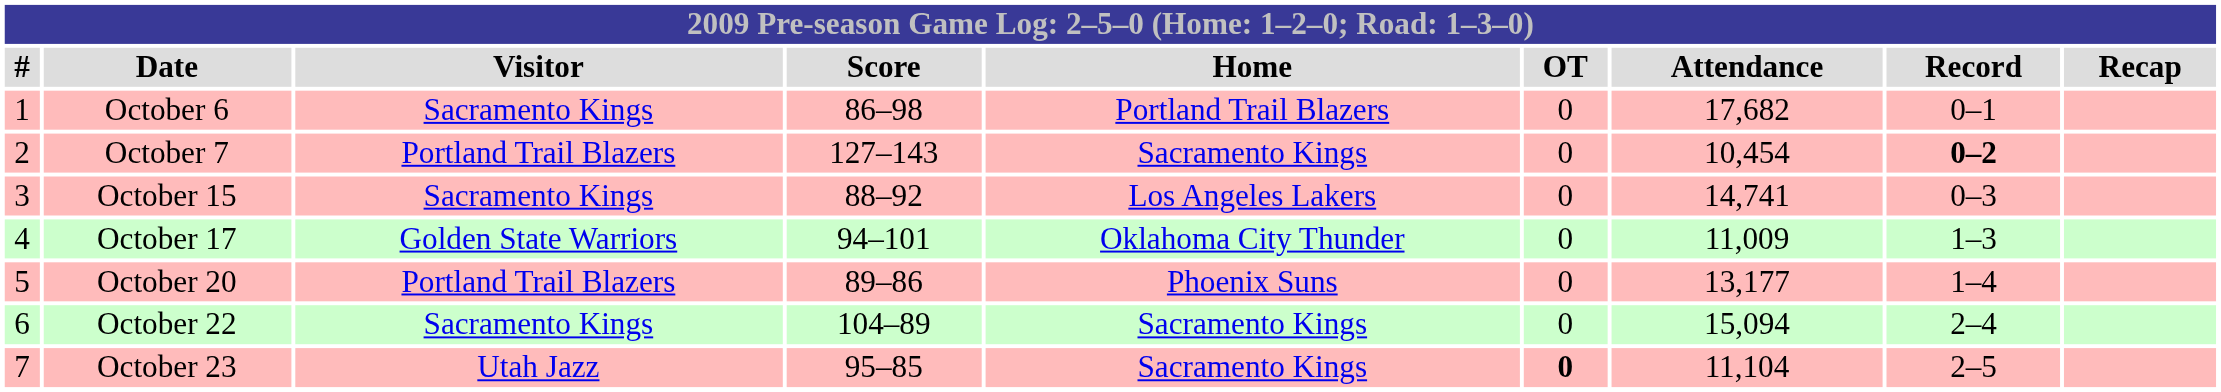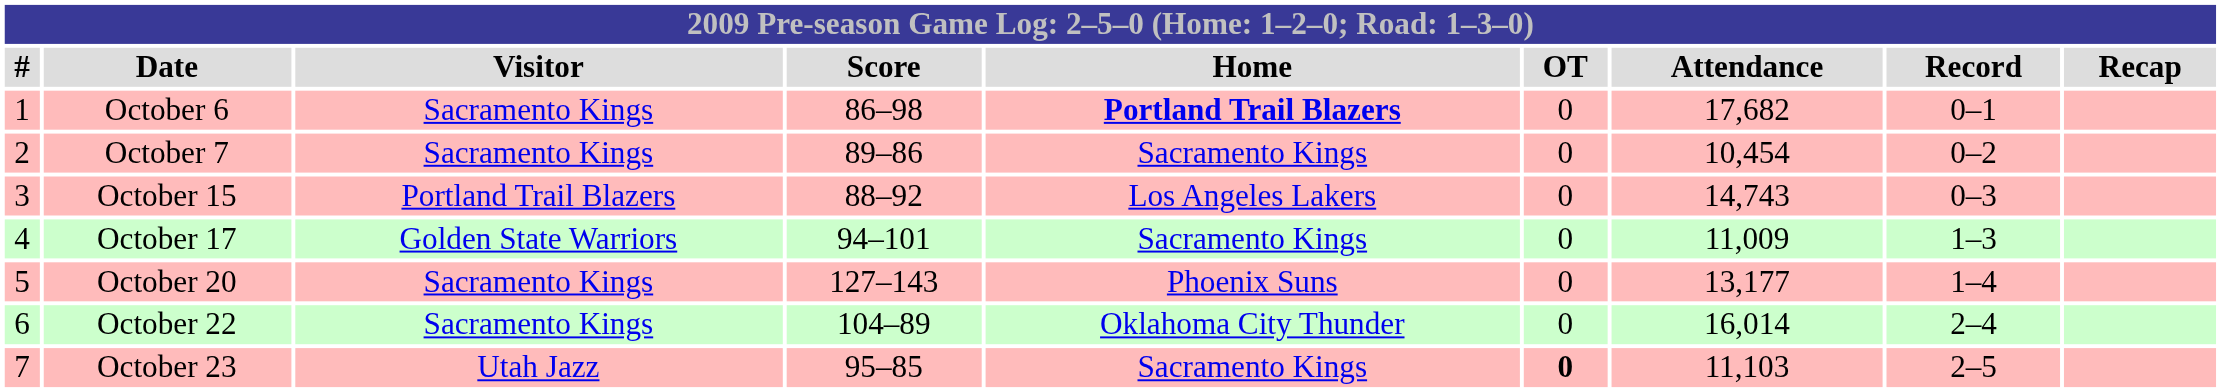(1252, 109) normal -> (1252, 109) bold
(538, 152) Portland Trail Blazers -> (538, 152) Sacramento Kings
(884, 152) 127–143 -> (884, 152) 89–86
(1974, 152) bold -> (1974, 152) normal
(538, 195) Sacramento Kings -> (538, 195) Portland Trail Blazers
(1747, 195) 14,741 -> (1747, 195) 14,743
(1252, 238) Oklahoma City Thunder -> (1252, 238) Sacramento Kings
(538, 281) Portland Trail Blazers -> (538, 281) Sacramento Kings
(884, 281) 89–86 -> (884, 281) 127–143
(1252, 324) Sacramento Kings -> (1252, 324) Oklahoma City Thunder
(1747, 324) 15,094 -> (1747, 324) 16,014
(1747, 367) 11,104 -> (1747, 367) 11,103
